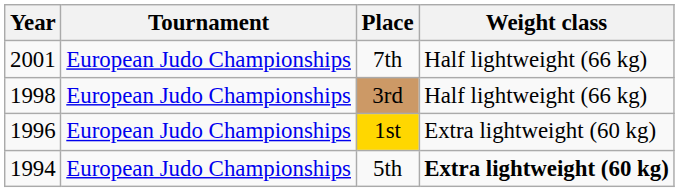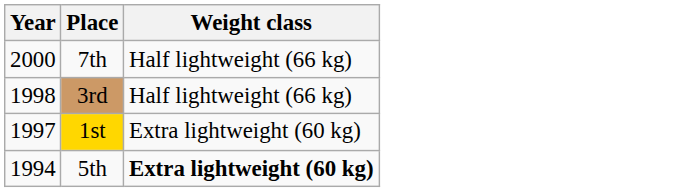- column: (209, 22)
(33, 58) 2001 -> (33, 58) 2000
(33, 131) 1996 -> (33, 131) 1997
